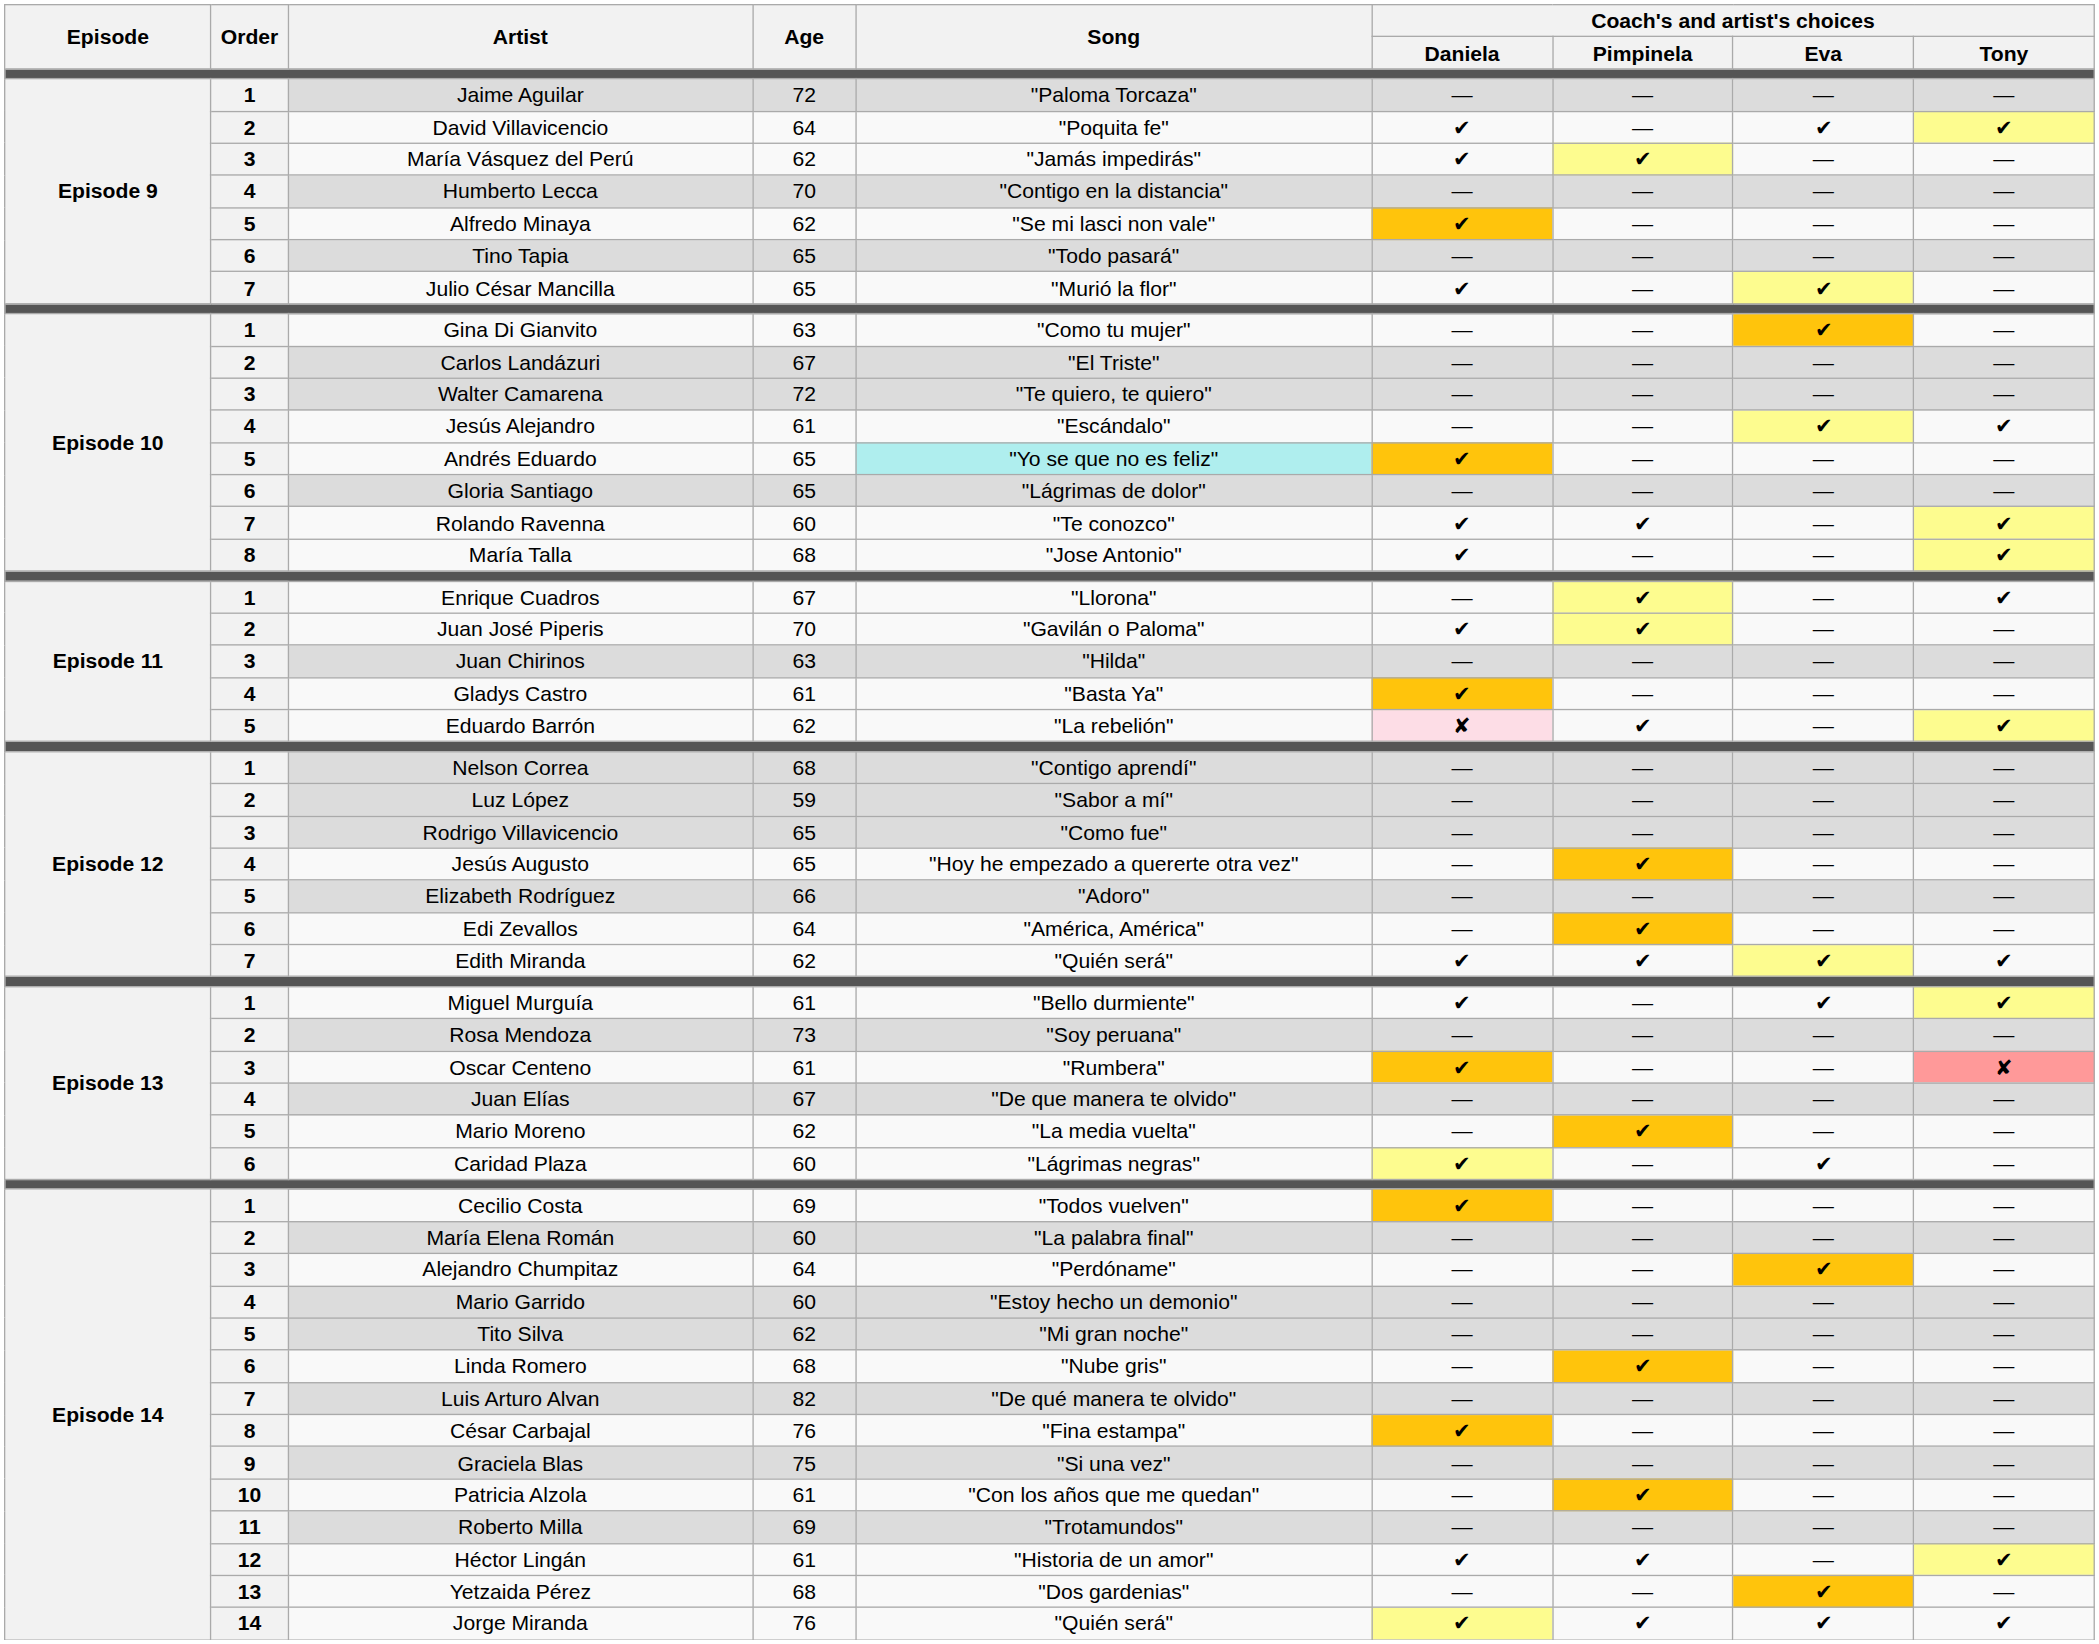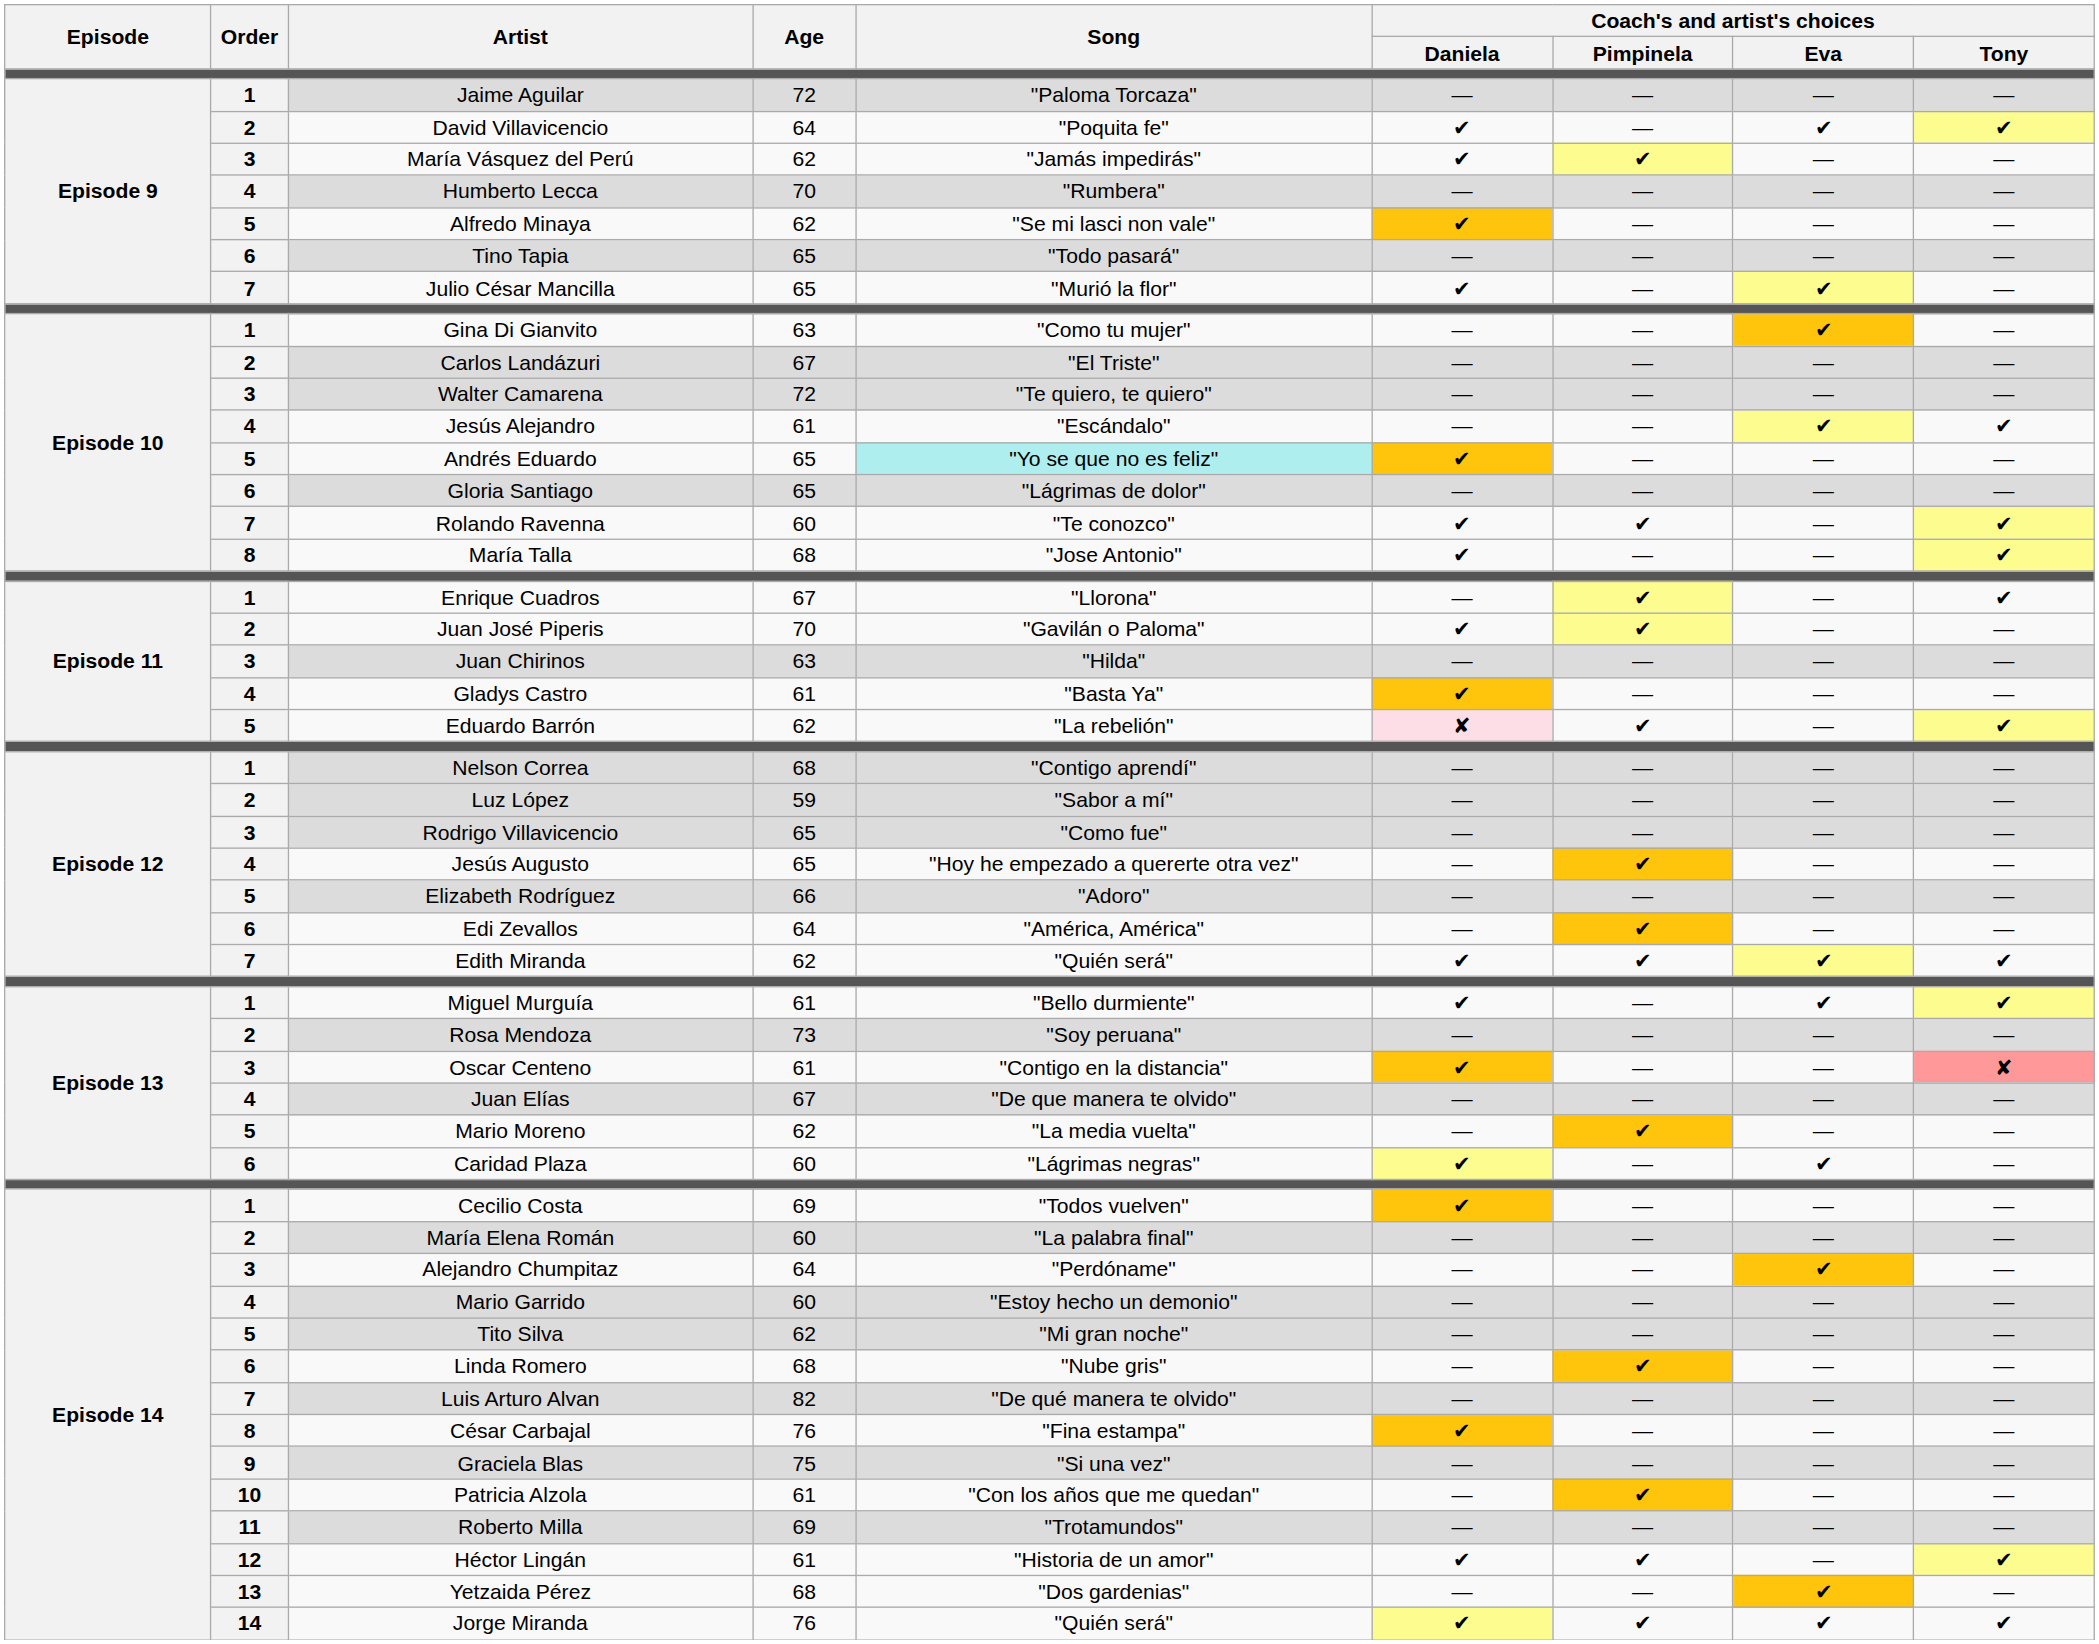(1114, 191) "Contigo en la distancia" -> (1114, 191) "Rumbera"
(1114, 1067) "Rumbera" -> (1114, 1067) "Contigo en la distancia"
